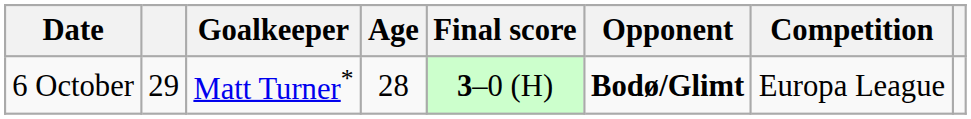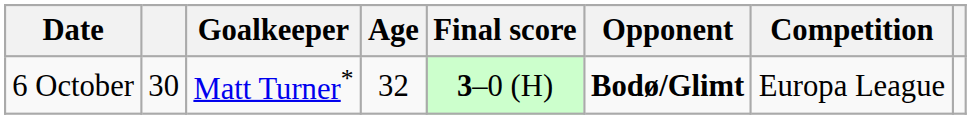(164, 84) 29 -> (164, 84) 30
(393, 84) 28 -> (393, 84) 32
